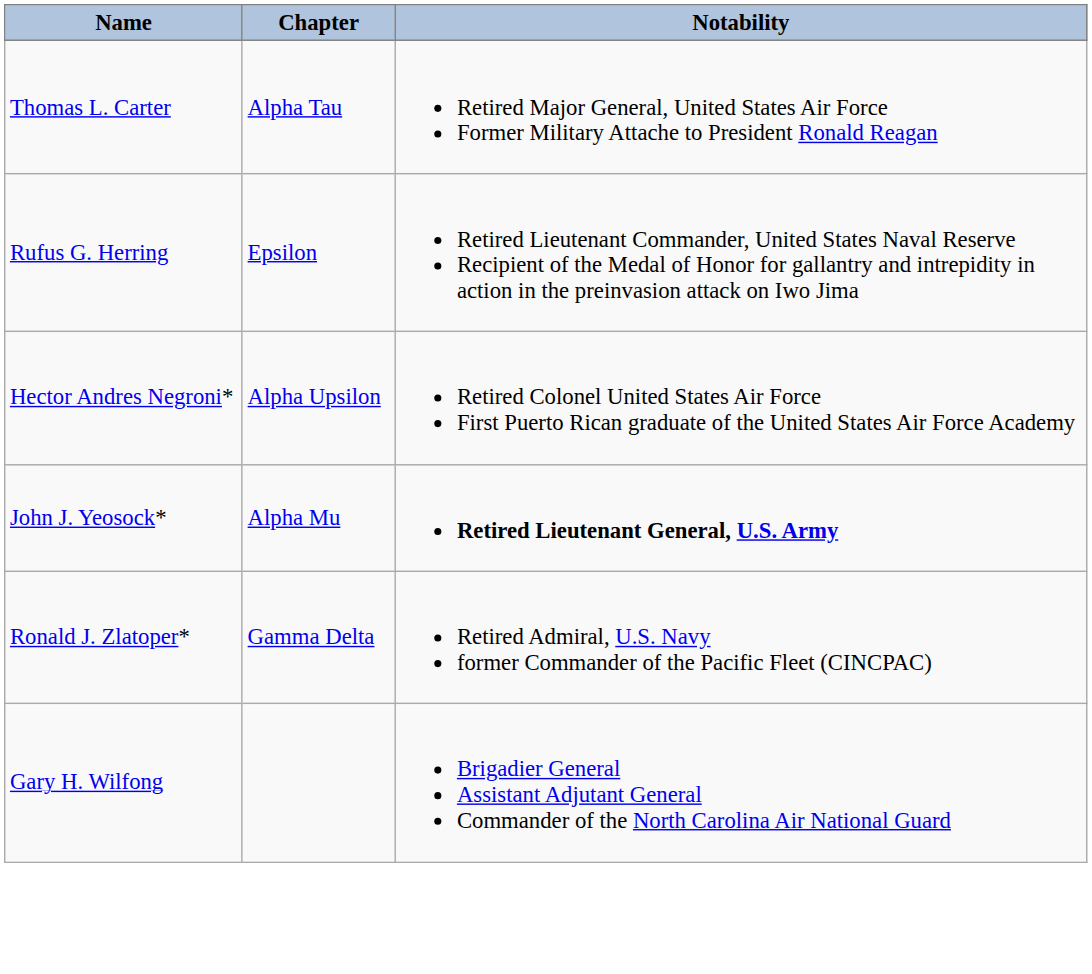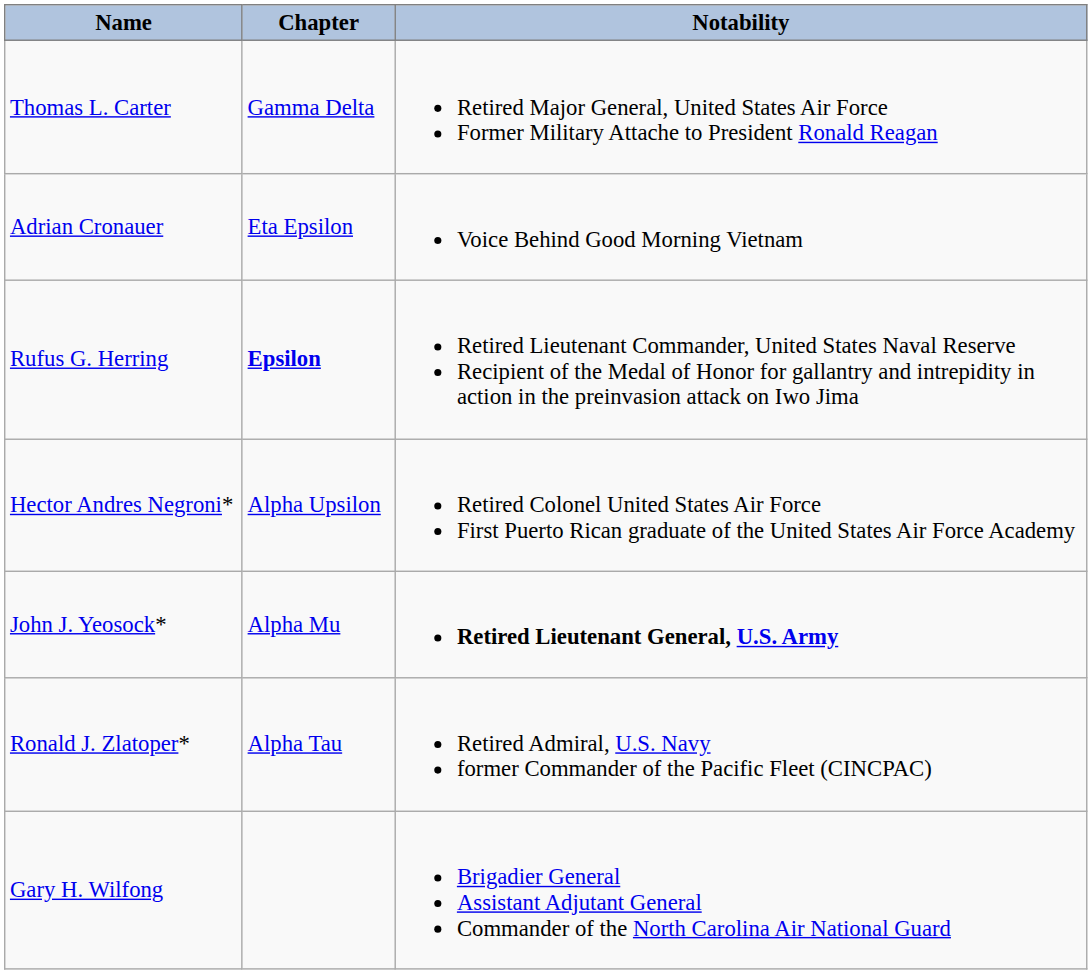(295, 106) Alpha Tau -> (311, 106) Gamma Delta
+ row: (87, 226)
(282, 252) normal -> (284, 359) bold
(311, 637) Gamma Delta -> (295, 744) Alpha Tau
